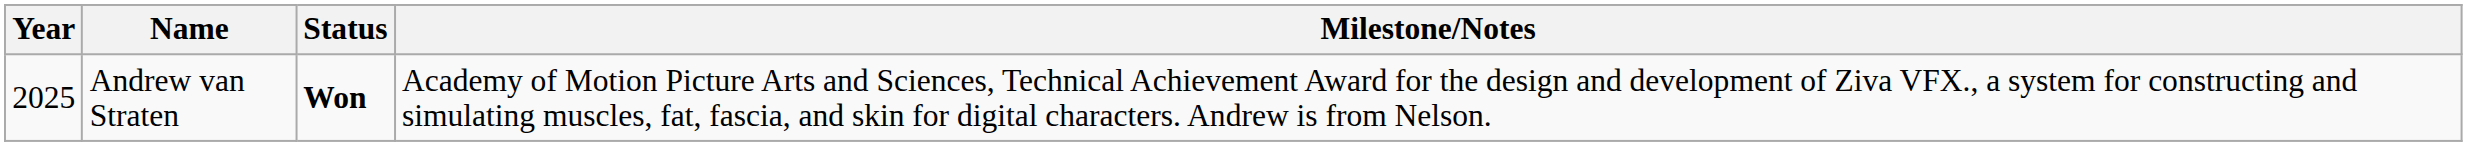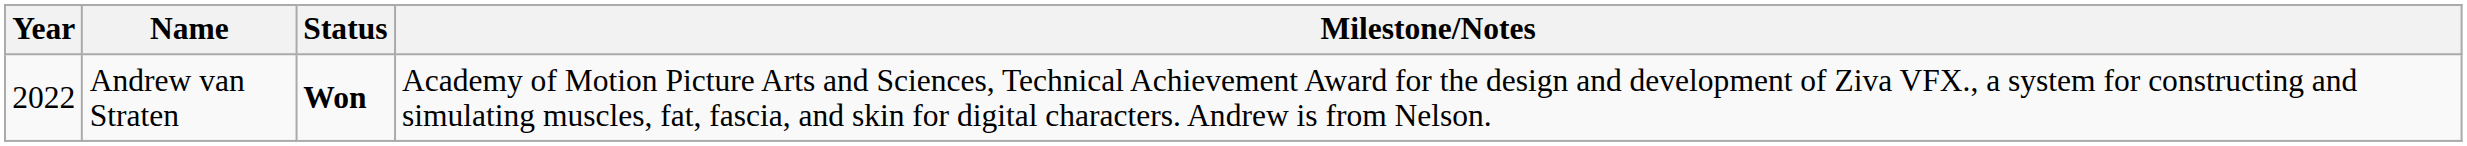(44, 97) 2025 -> (44, 97) 2022
